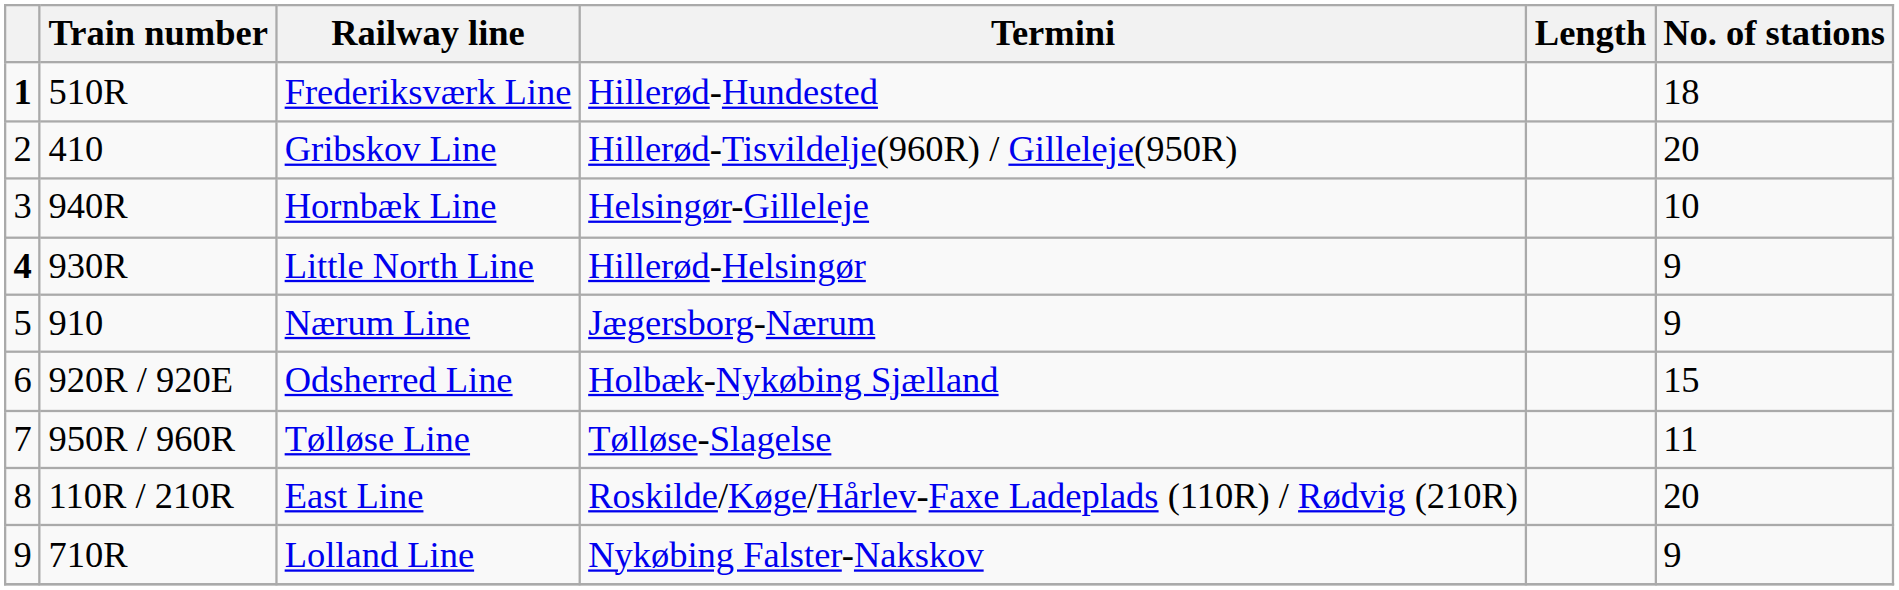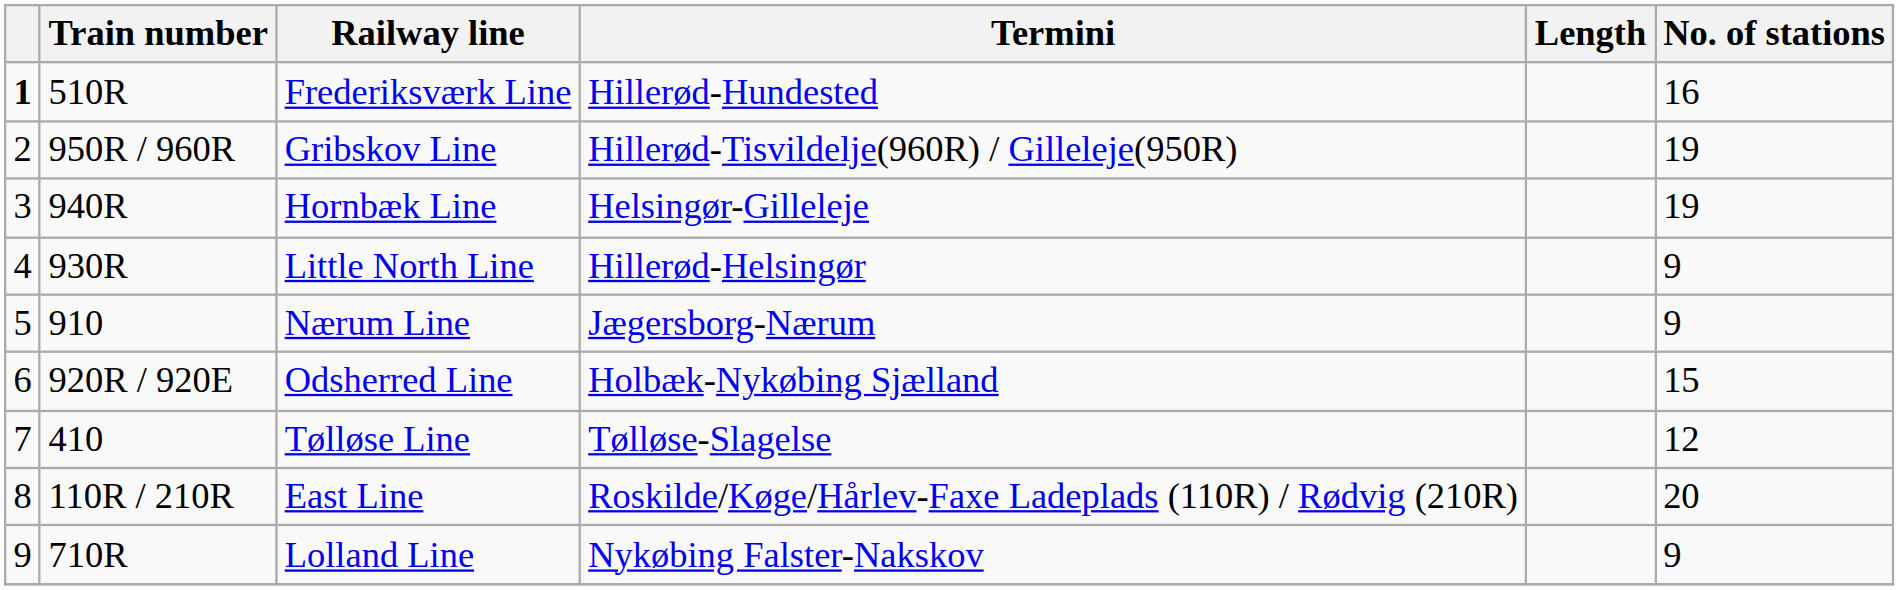(1681, 91) 18 -> (1681, 91) 16
(76, 149) 410 -> (142, 149) 950R / 960R
(1681, 149) 20 -> (1681, 149) 19
(1681, 206) 10 -> (1681, 206) 19
(23, 264) bold -> (23, 264) normal
(142, 438) 950R / 960R -> (76, 438) 410
(1681, 438) 11 -> (1681, 438) 12
